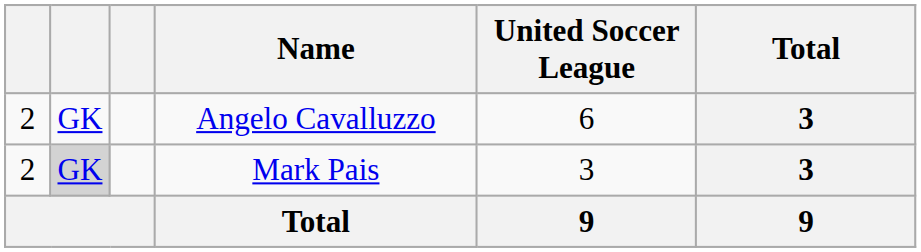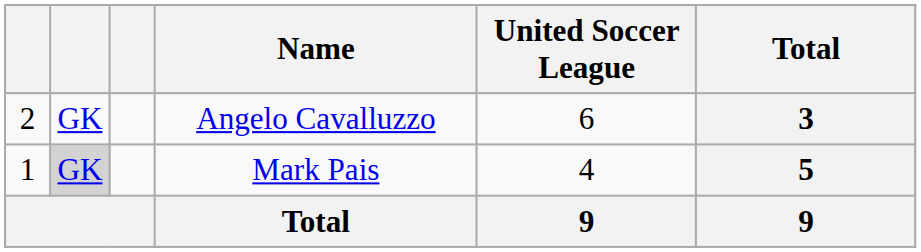(28, 170) 2 -> (28, 170) 1
(587, 170) 3 -> (587, 170) 4
(806, 170) 3 -> (806, 170) 5
